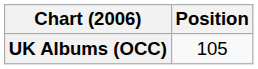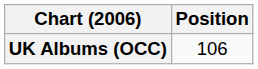(212, 48) 105 -> (212, 48) 106
